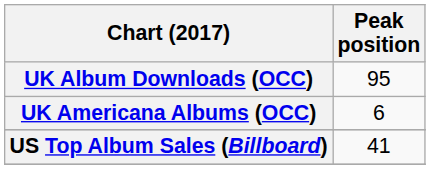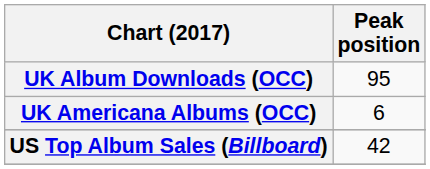(379, 146) 41 -> (379, 146) 42
